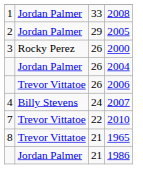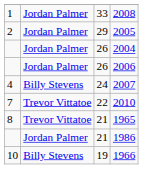- row: (119, 48)
(52, 84) Trevor Vittatoe -> (55, 66) Jordan Palmer
+ row: (124, 155)
